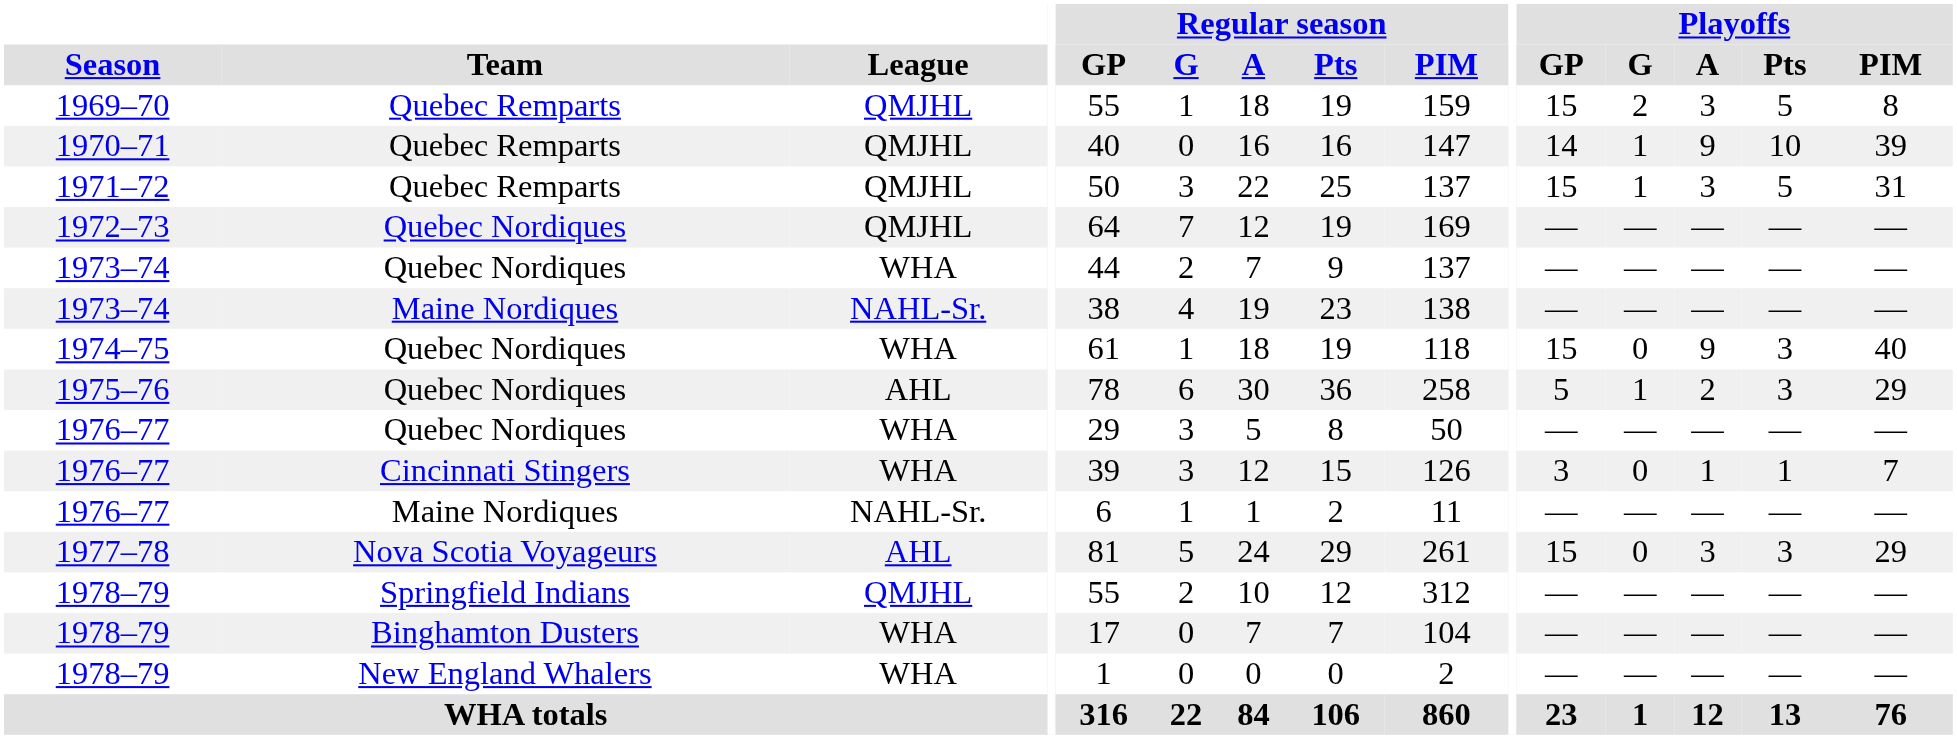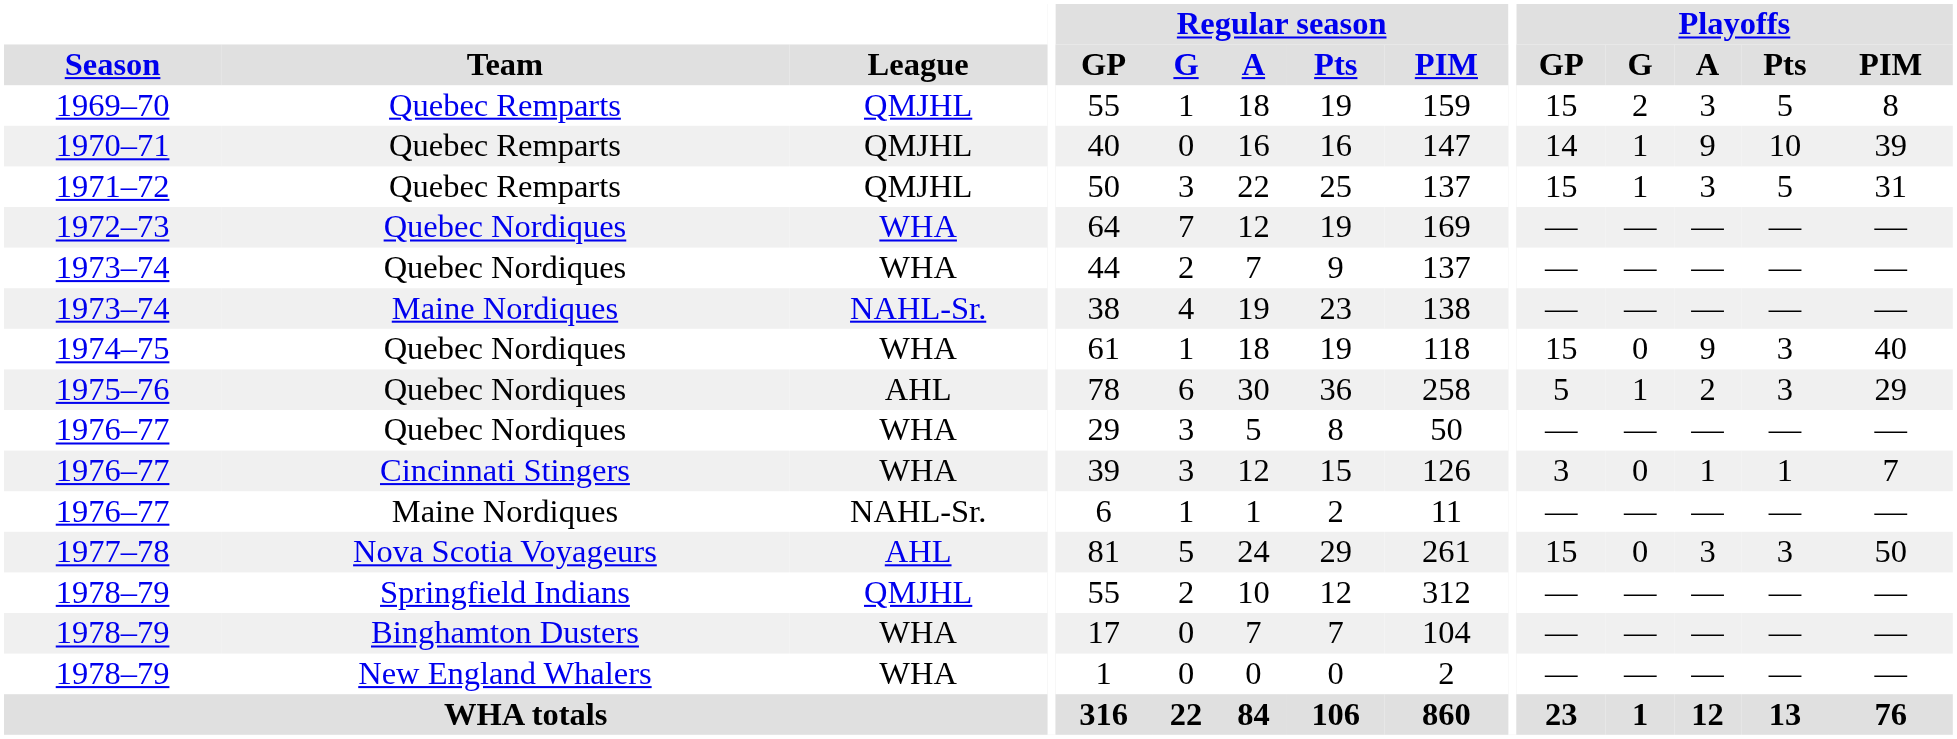(918, 226) QMJHL -> (918, 226) WHA
(1891, 551) 29 -> (1891, 551) 50
